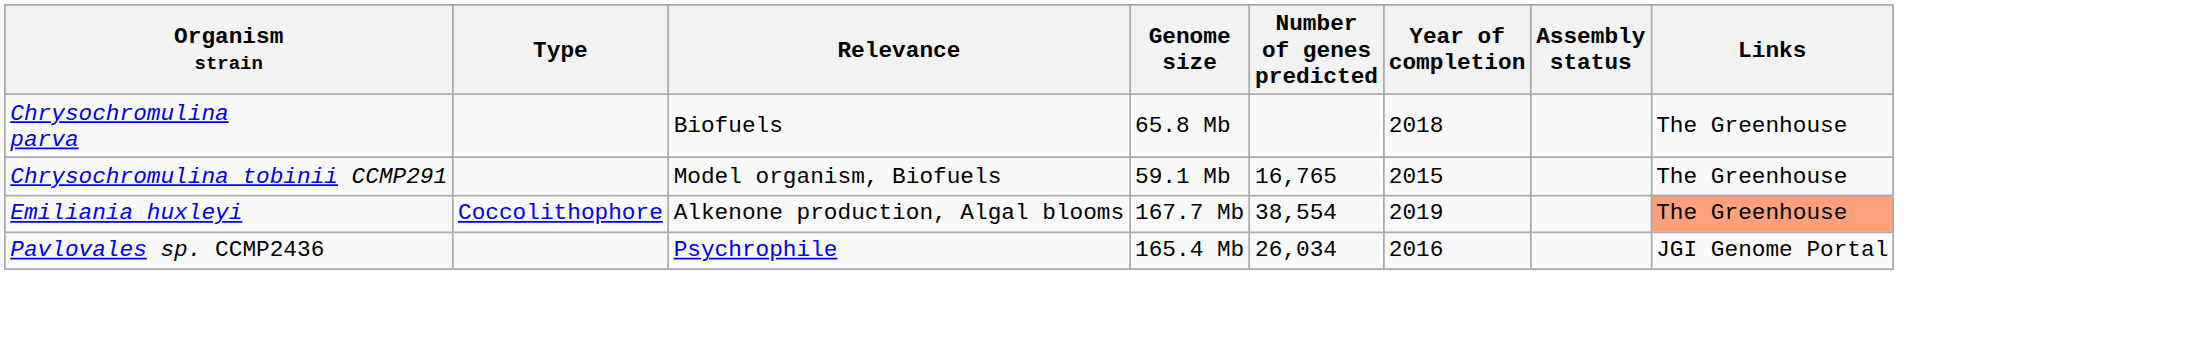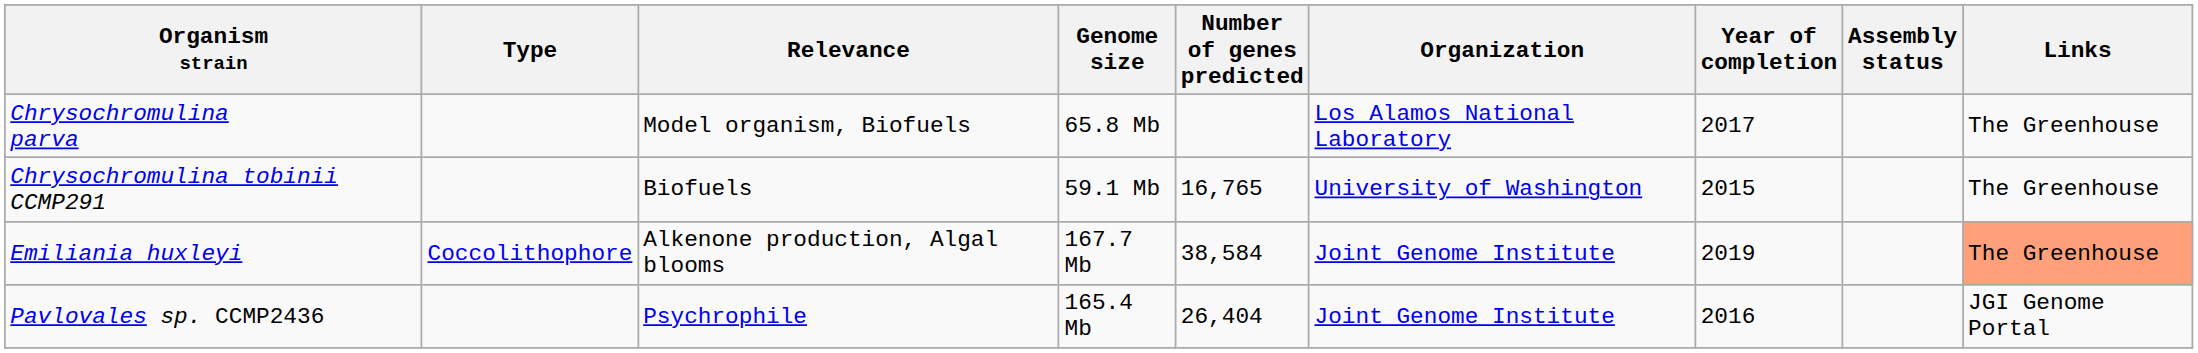+ column: (1502, 50)
(728, 126) Biofuels -> (807, 126) Model organism, Biofuels
(1416, 126) 2018 -> (1728, 126) 2017
(837, 176) Model organism, Biofuels -> (698, 189) Biofuels
(1296, 213) 38,554 -> (1222, 253) 38,584
(1296, 250) 26,034 -> (1222, 316) 26,404
